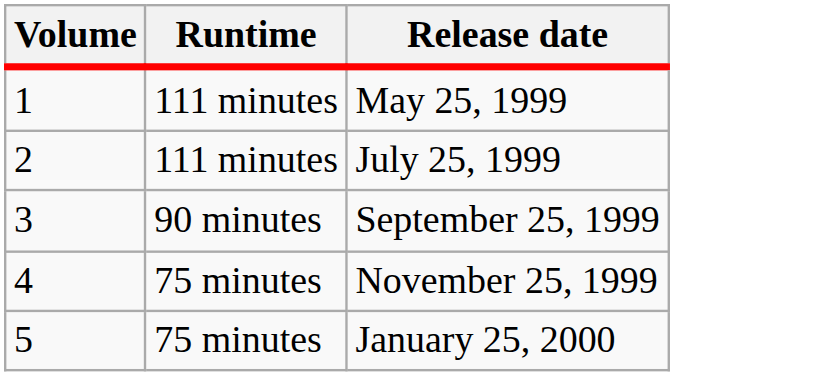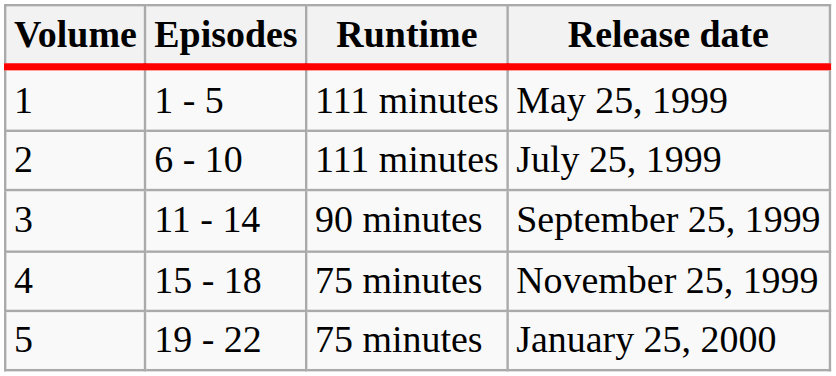+ column: (226, 34)
